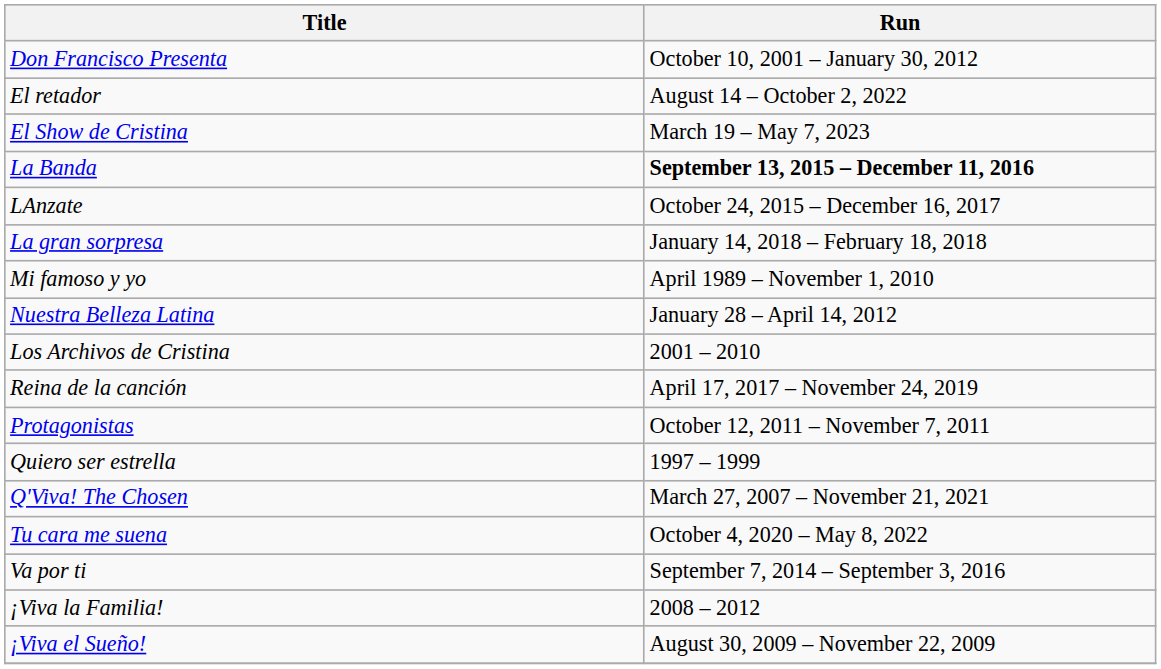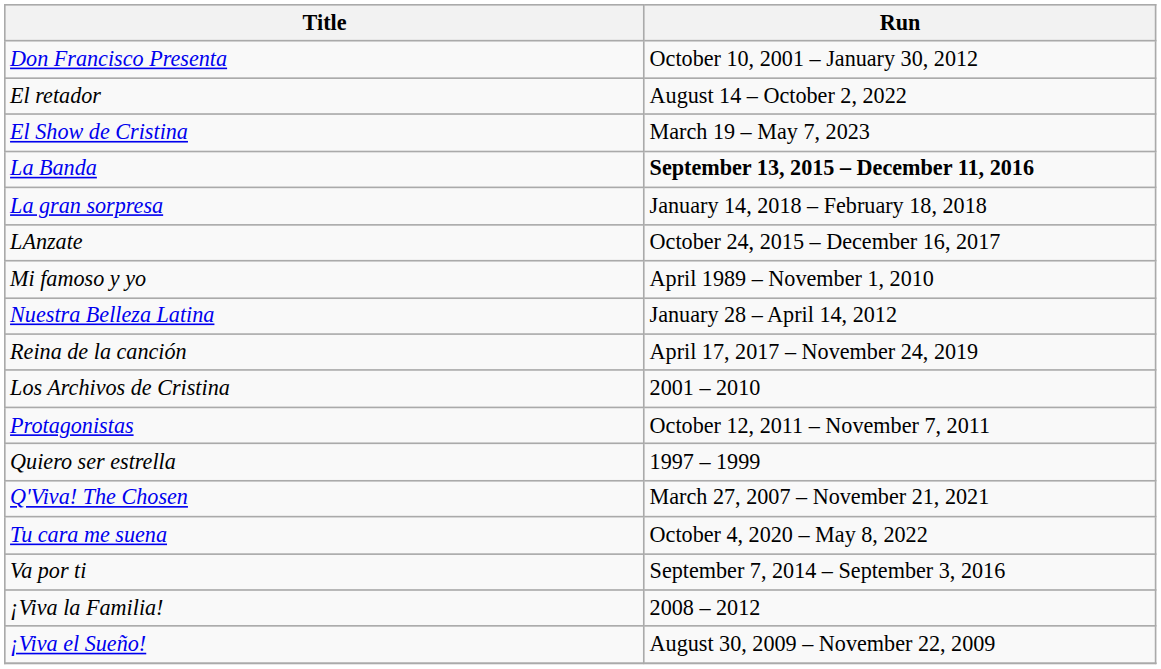rows swapped: (87, 241) <-> (46, 205)
rows swapped: (98, 388) <-> (120, 351)
